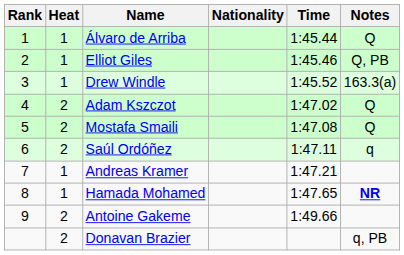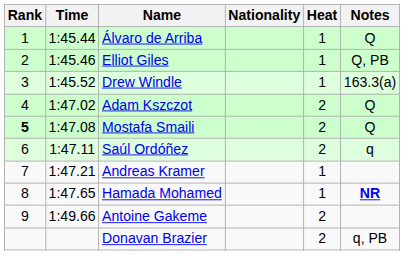columns swapped: (64, 15) <-> (314, 15)
(25, 127) normal -> (25, 127) bold
